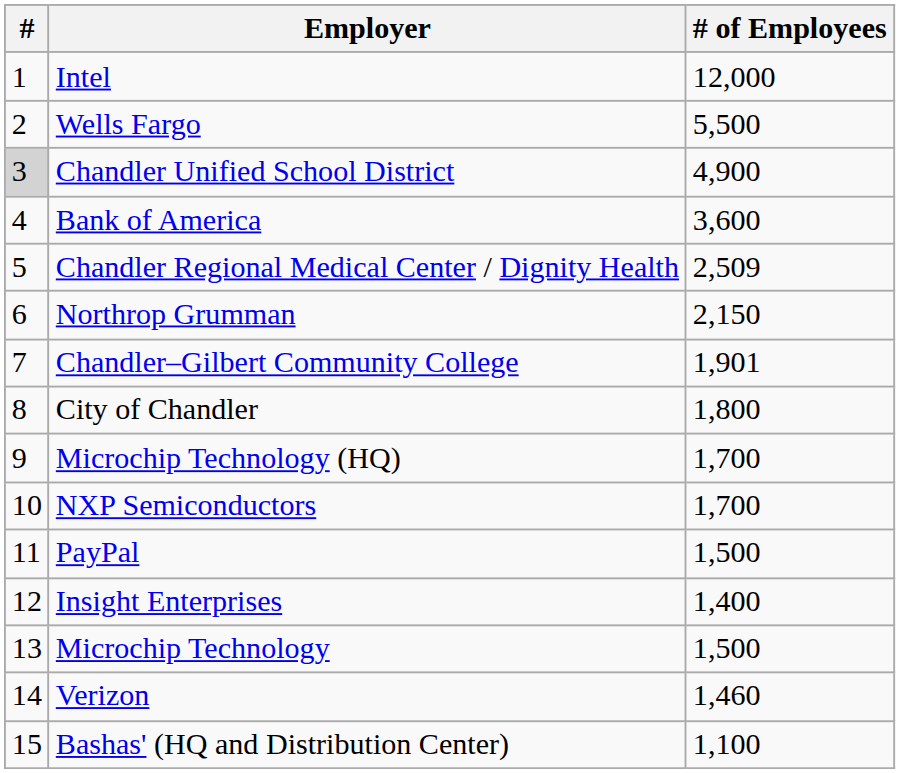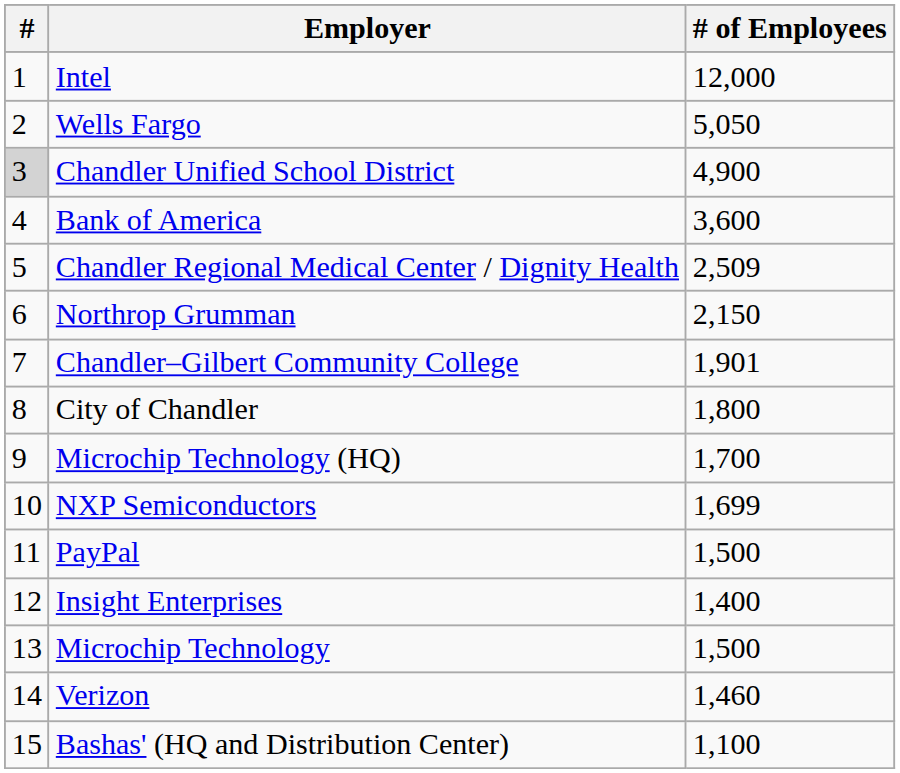(727, 123) 5,500 -> (727, 123) 5,050
(727, 505) 1,700 -> (727, 505) 1,699
